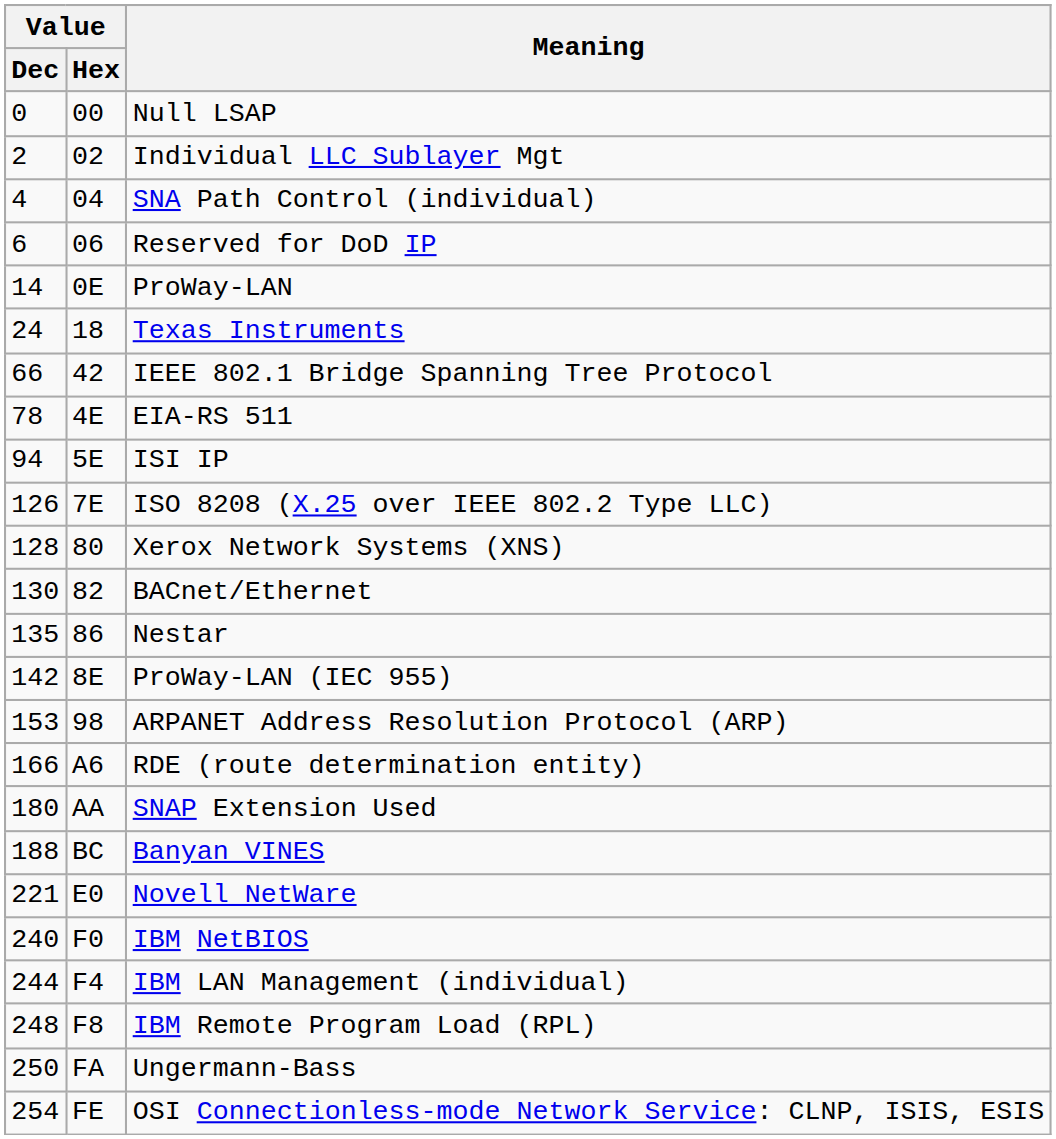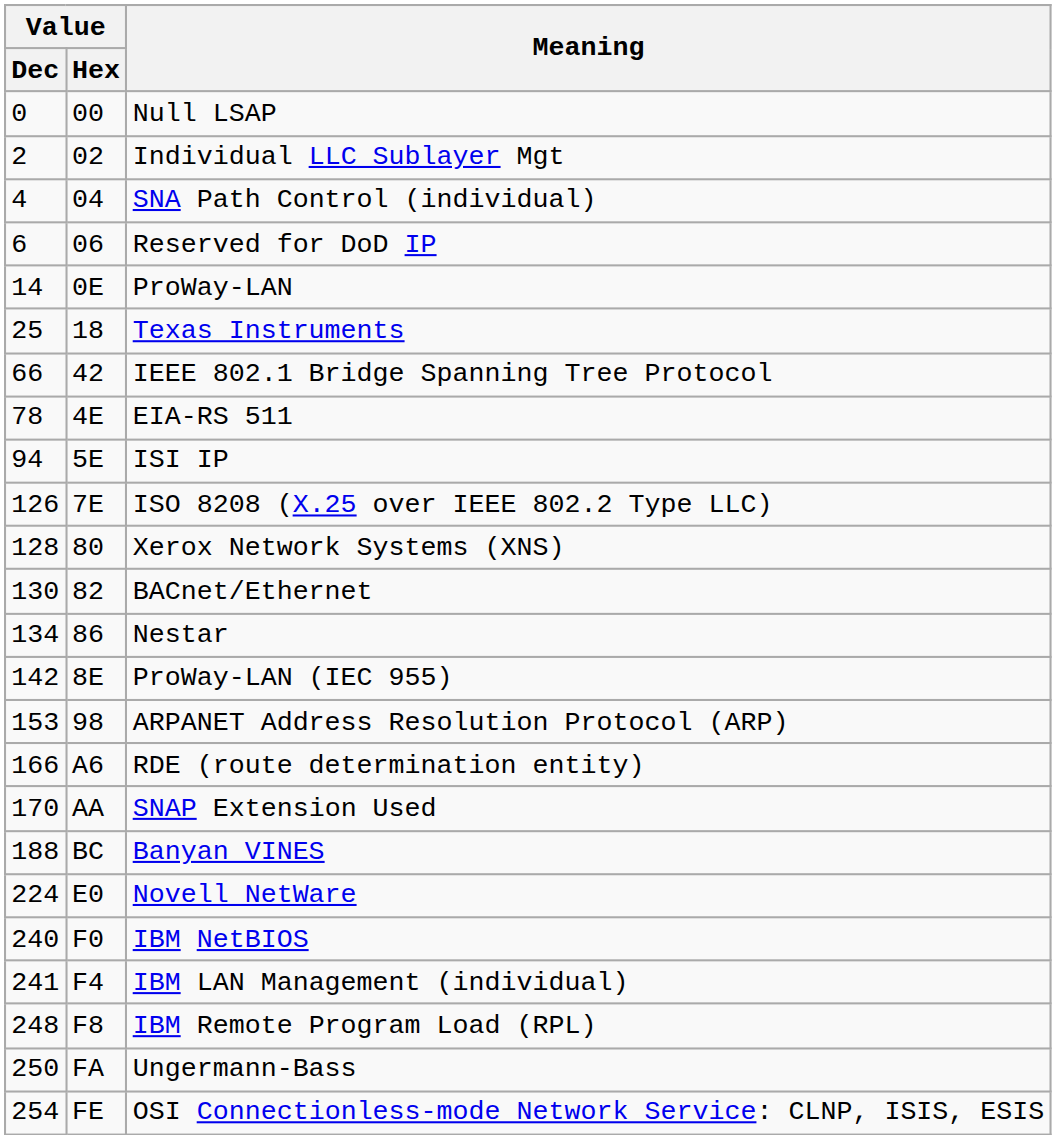(27, 331) 24 -> (27, 331) 25
(35, 635) 135 -> (35, 635) 134
(35, 809) 180 -> (35, 809) 170
(35, 895) 221 -> (35, 895) 224
(35, 982) 244 -> (35, 982) 241
